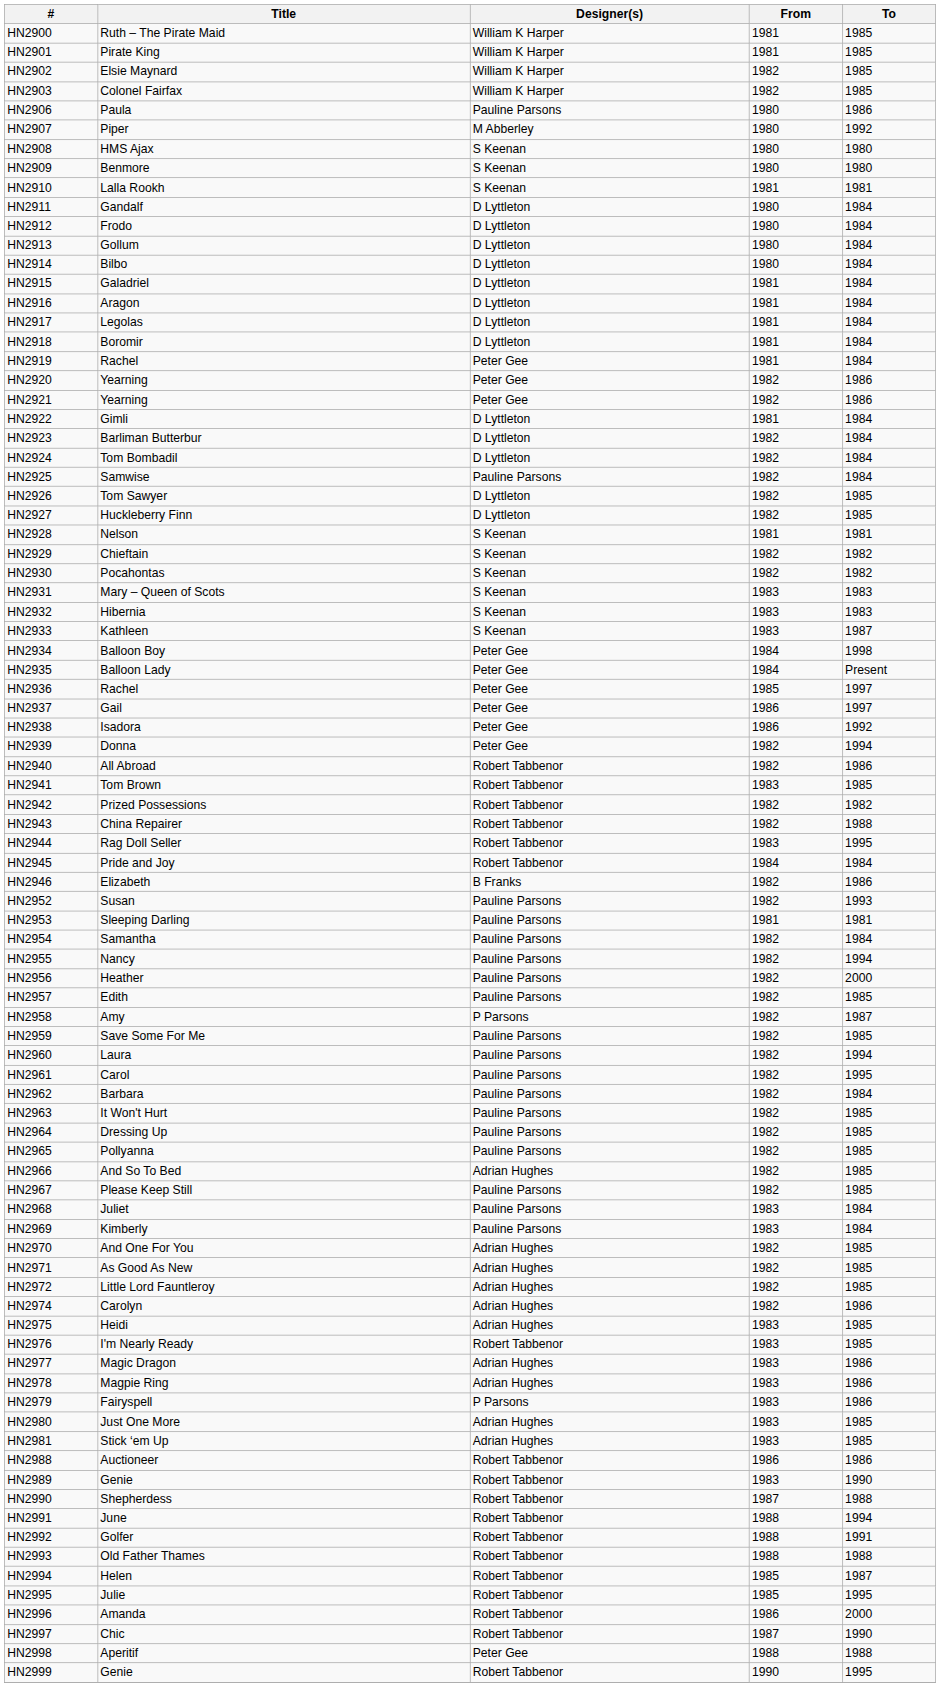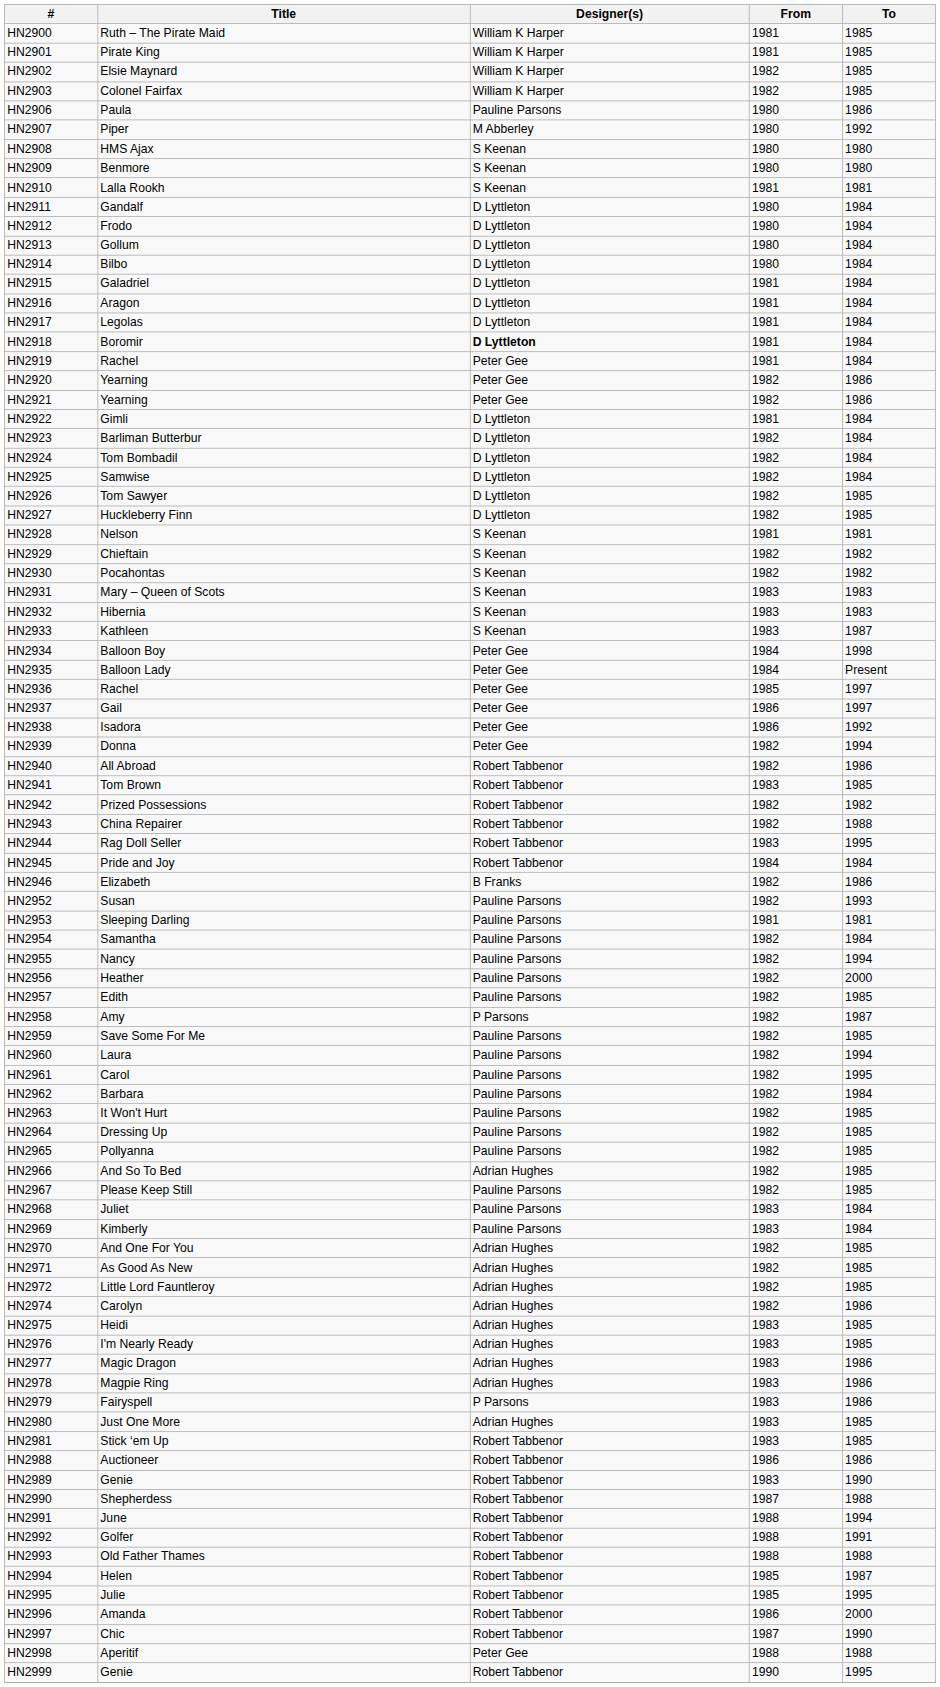(502, 341) normal -> (504, 341) bold
(517, 476) Pauline Parsons -> (502, 476) D Lyttleton
(518, 1344) Robert Tabbenor -> (513, 1344) Adrian Hughes
(513, 1441) Adrian Hughes -> (518, 1441) Robert Tabbenor
